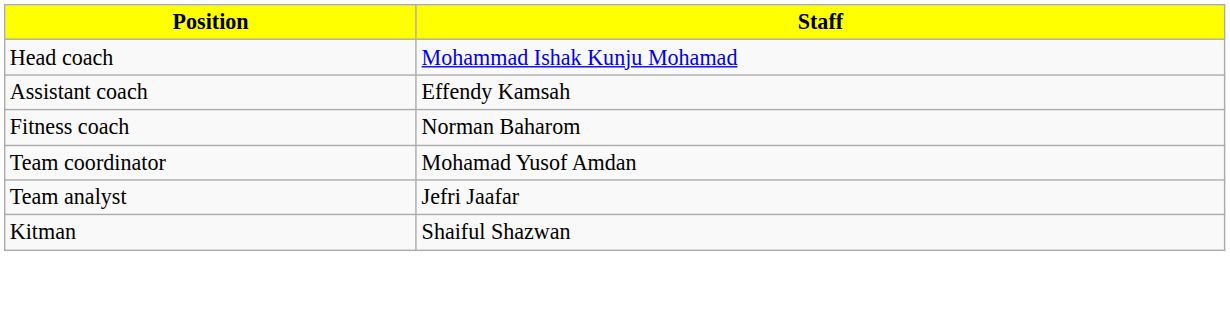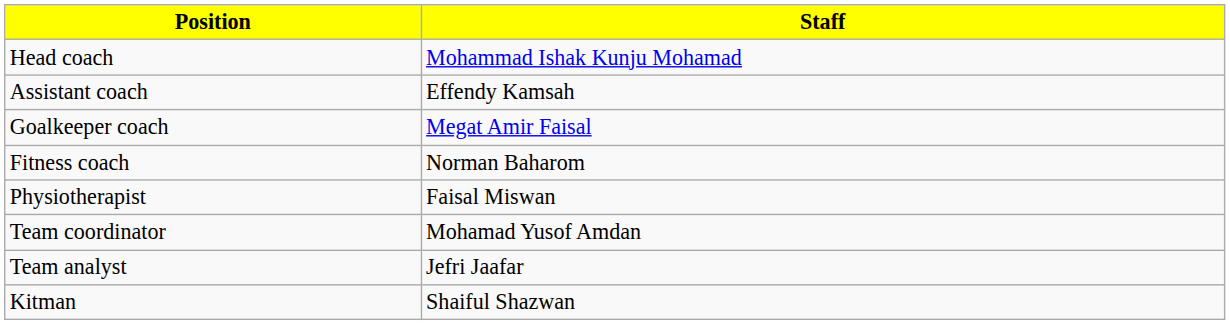+ row: (89, 127)
+ row: (78, 197)
